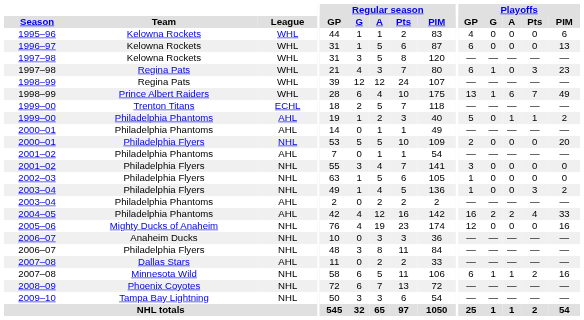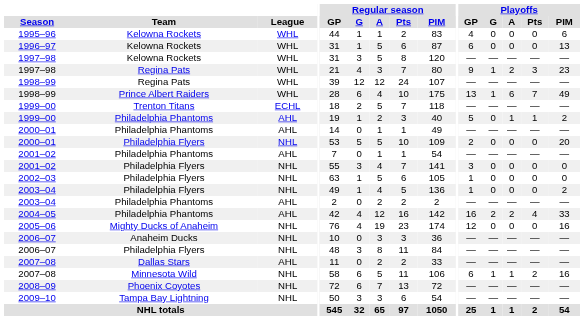(471, 70) 6 -> (471, 70) 9
(512, 70) 0 -> (512, 70) 2
(535, 190) 3 -> (535, 190) 0
